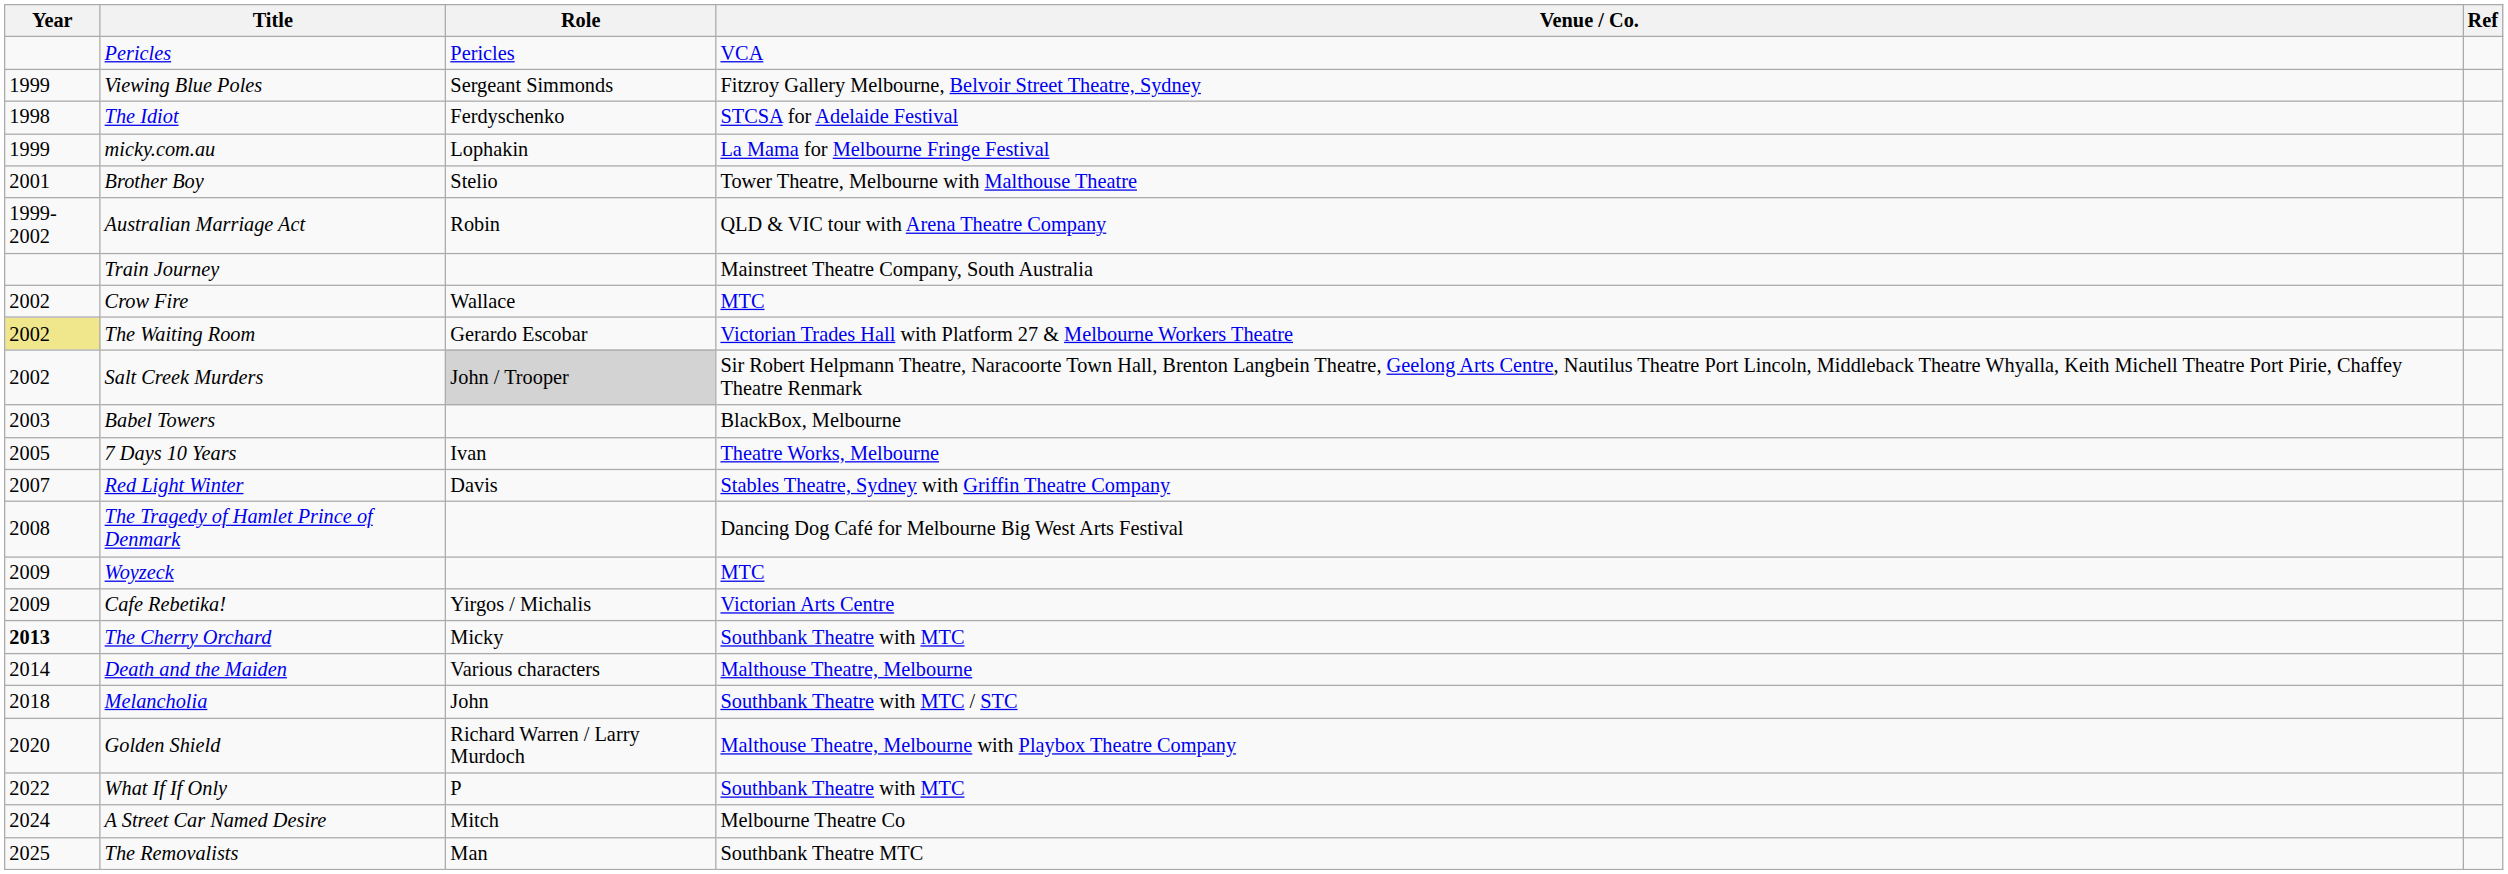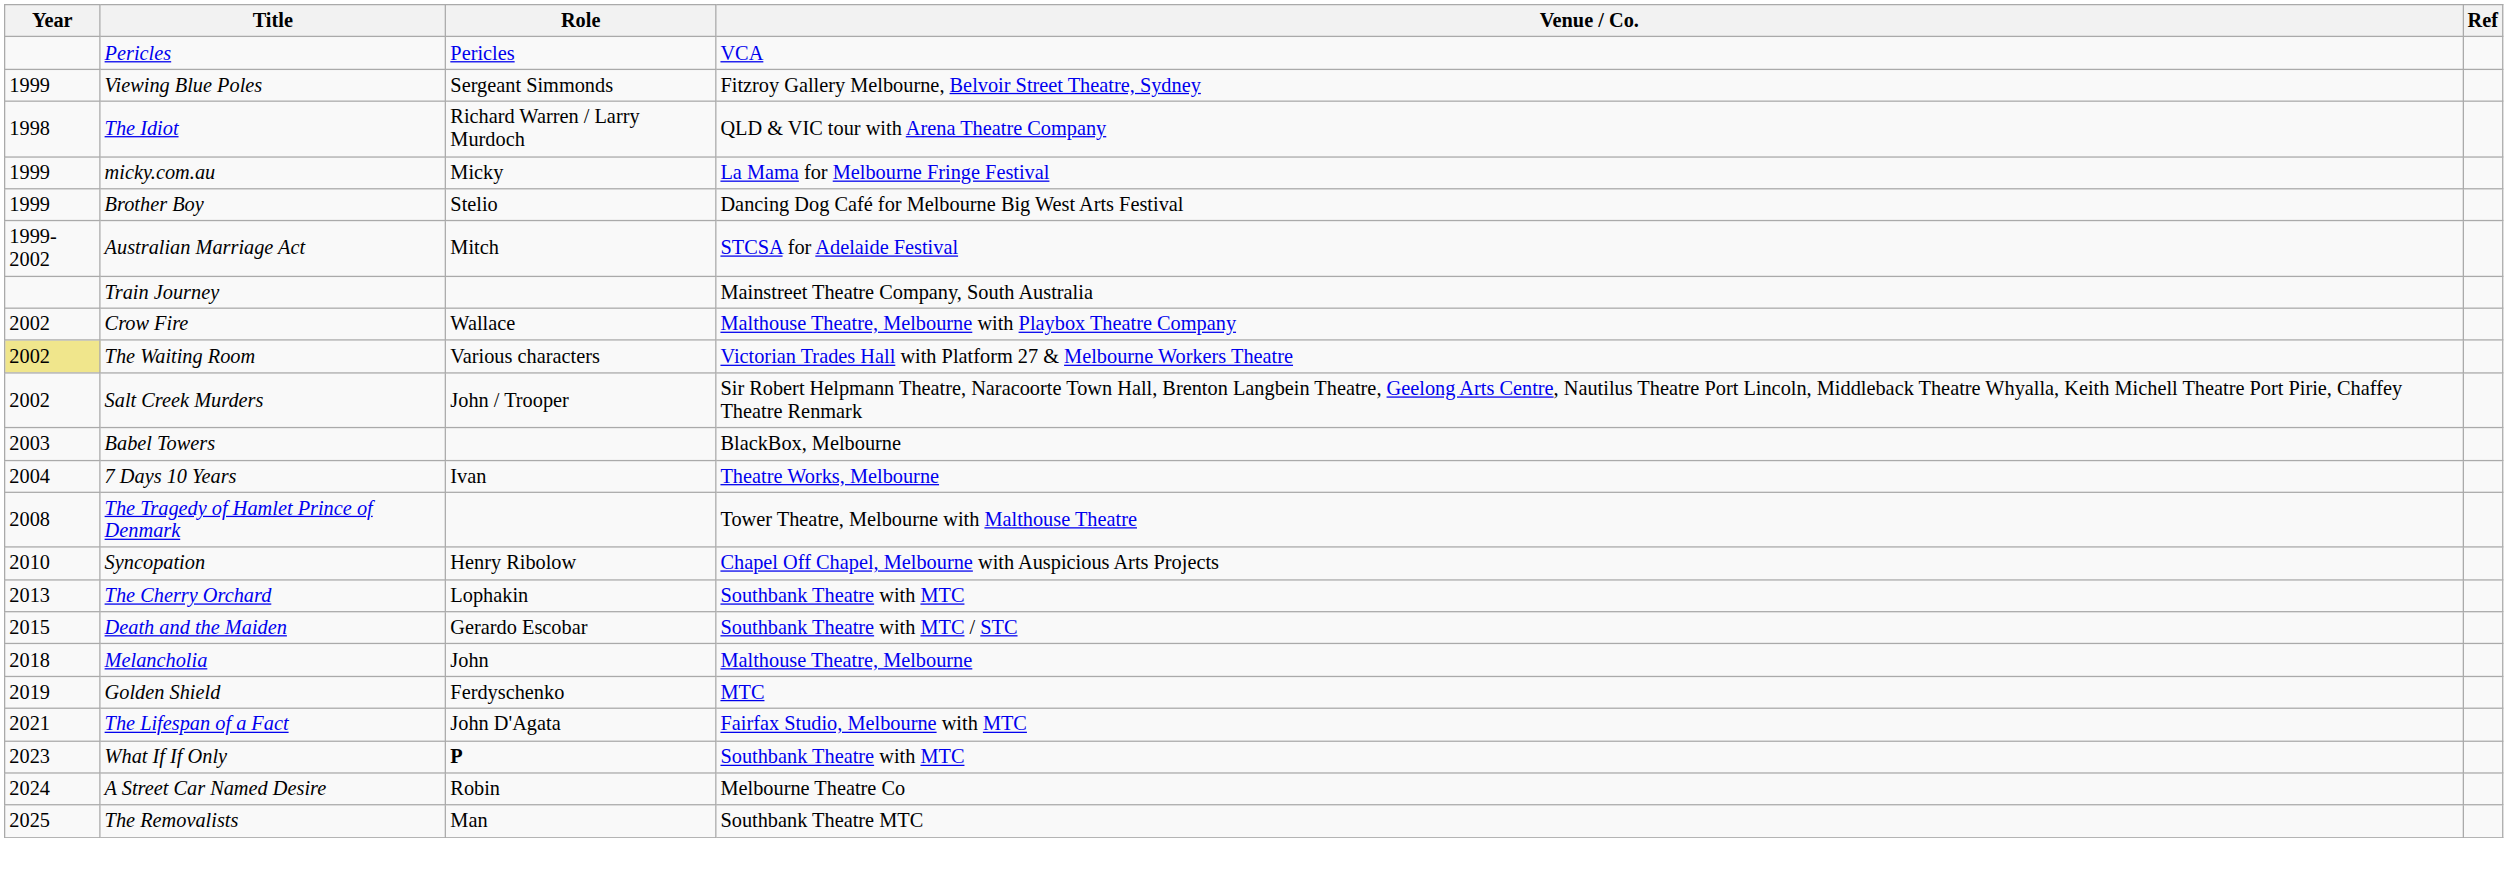(507, 117) Ferdyschenko -> (545, 128) Richard Warren / Larry Murdoch
(839, 117) STCSA for Adelaide Festival -> (913, 128) QLD & VIC tour with Arena Theatre Company
(489, 149) Lophakin -> (477, 172) Micky
(30, 181) 2001 -> (30, 204) 1999
(929, 181) Tower Theatre, Melbourne with Malthouse Theatre -> (952, 204) Dancing Dog Café for Melbourne Big West Arts Festival
(475, 225) Robin -> (475, 248) Mitch
(913, 225) QLD & VIC tour with Arena Theatre Company -> (839, 248) STCSA for Adelaide Festival
(742, 301) MTC -> (978, 324) Malthouse Theatre, Melbourne with Playbox Theatre Company
(519, 333) Gerardo Escobar -> (525, 356) Various characters
(510, 377) lightgrey background -> (510, 400) no background
(30, 453) 2005 -> (30, 475) 2004
- row: (174, 485)
(952, 528) Dancing Dog Café for Melbourne Big West Arts Festival -> (929, 519) Tower Theatre, Melbourne with Malthouse Theatre
- row: (139, 572)
- row: (165, 604)
+ row: (155, 563)
(30, 637) bold -> (30, 595) normal
(477, 637) Micky -> (489, 595) Lophakin
(30, 669) 2014 -> (30, 627) 2015
(525, 669) Various characters -> (519, 627) Gerardo Escobar
(846, 669) Malthouse Theatre, Melbourne -> (869, 627) Southbank Theatre with MTC / STC
(869, 701) Southbank Theatre with MTC / STC -> (846, 659) Malthouse Theatre, Melbourne
(30, 745) 2020 -> (30, 692) 2019
(545, 745) Richard Warren / Larry Murdoch -> (507, 692) Ferdyschenko
(978, 745) Malthouse Theatre, Melbourne with Playbox Theatre Company -> (742, 692) MTC
+ row: (197, 724)
(30, 788) 2022 -> (30, 756) 2023
(456, 788) normal -> (457, 756) bold
(475, 821) Mitch -> (475, 788) Robin
